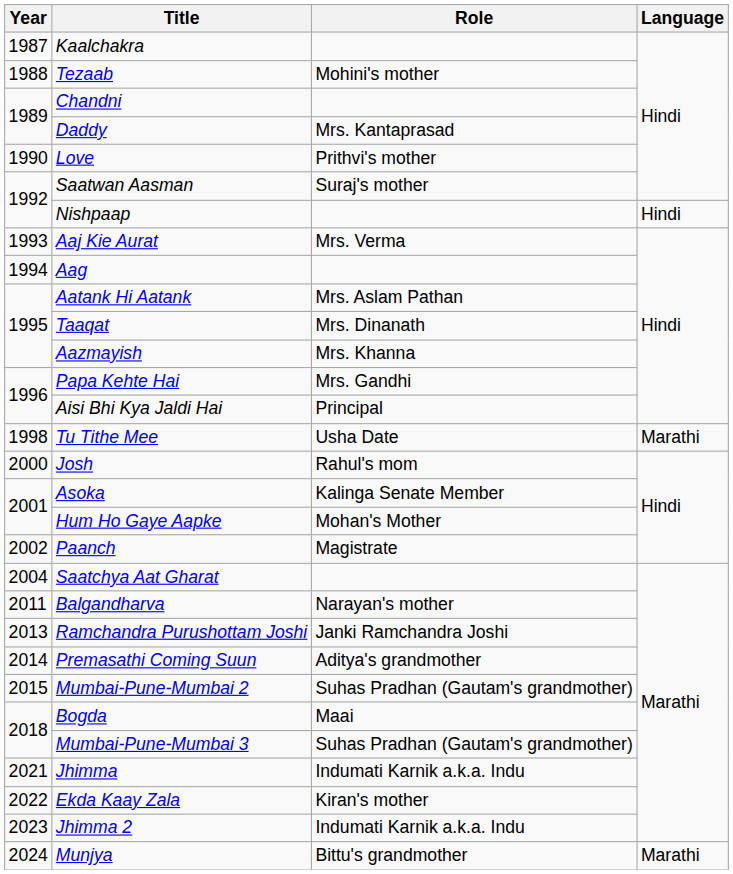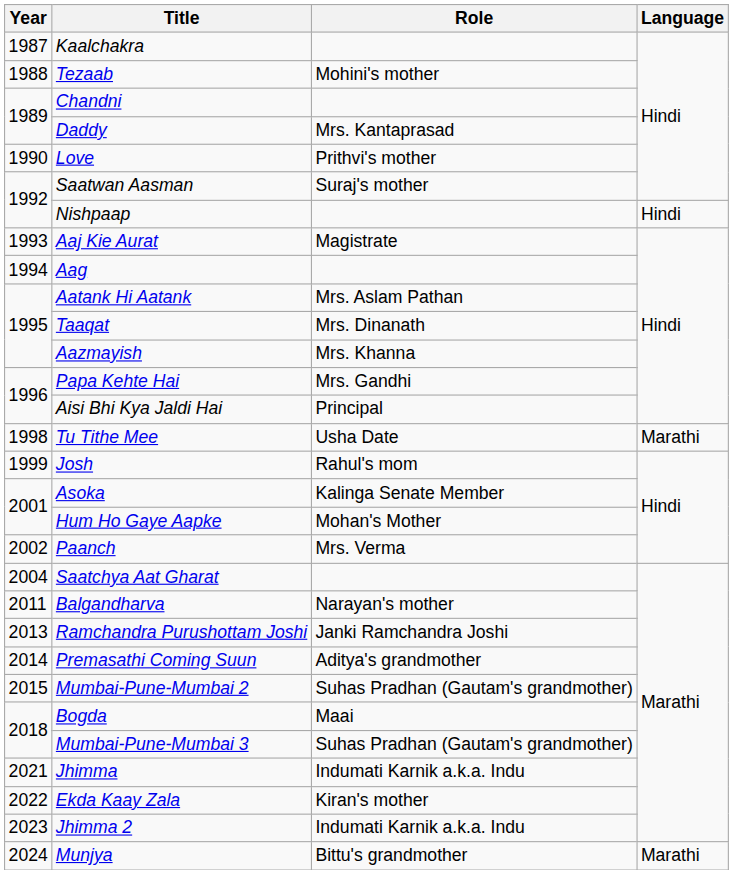(360, 241) Mrs. Verma -> (356, 241) Magistrate
(28, 465) 2000 -> (28, 465) 1999
(356, 548) Magistrate -> (360, 548) Mrs. Verma
